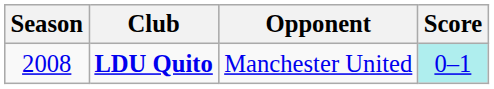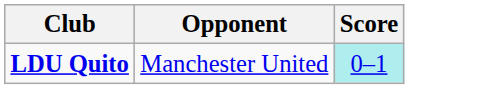- column: (47, 24)
